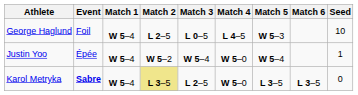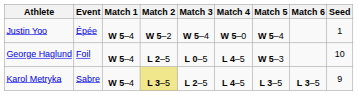rows swapped: (27, 55) <-> (39, 31)
(88, 79) bold -> (88, 79) normal
(234, 84) W 5–0 -> (233, 84) L 4–5
(340, 79) 0 -> (340, 79) 9
